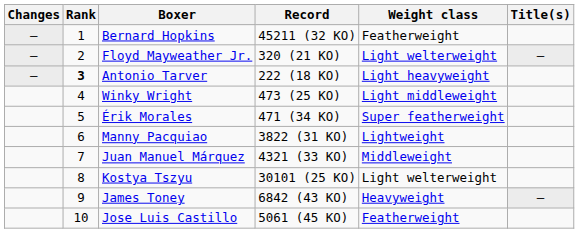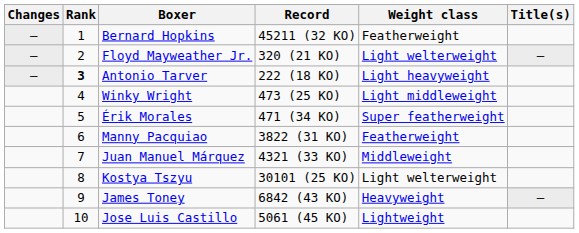(403, 137) Lightweight -> (411, 137) Featherweight
(411, 218) Featherweight -> (403, 218) Lightweight
